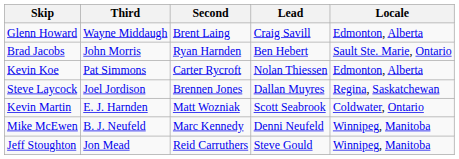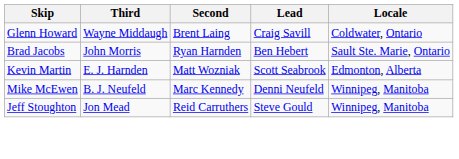(378, 32) Edmonton, Alberta -> (377, 32) Coldwater, Ontario
- row: (33, 70)
- row: (42, 88)
(378, 107) Coldwater, Ontario -> (376, 70) Edmonton, Alberta
